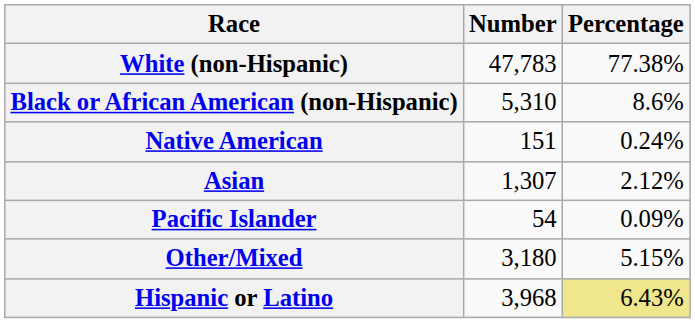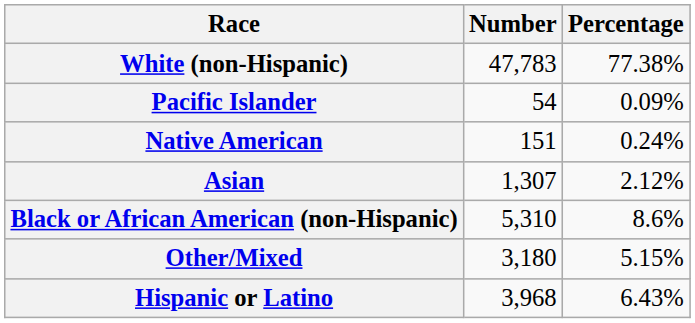rows swapped: (234, 102) <-> (234, 219)
(652, 297) khaki background -> (652, 297) no background
